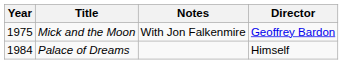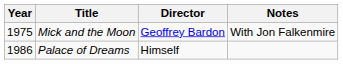columns swapped: (293, 13) <-> (193, 13)
(20, 50) 1984 -> (20, 50) 1986
